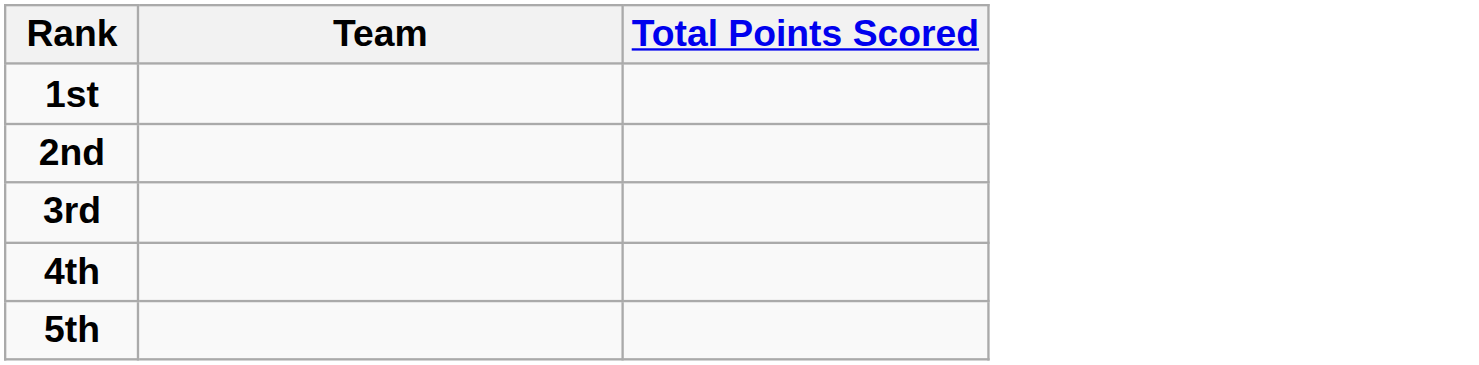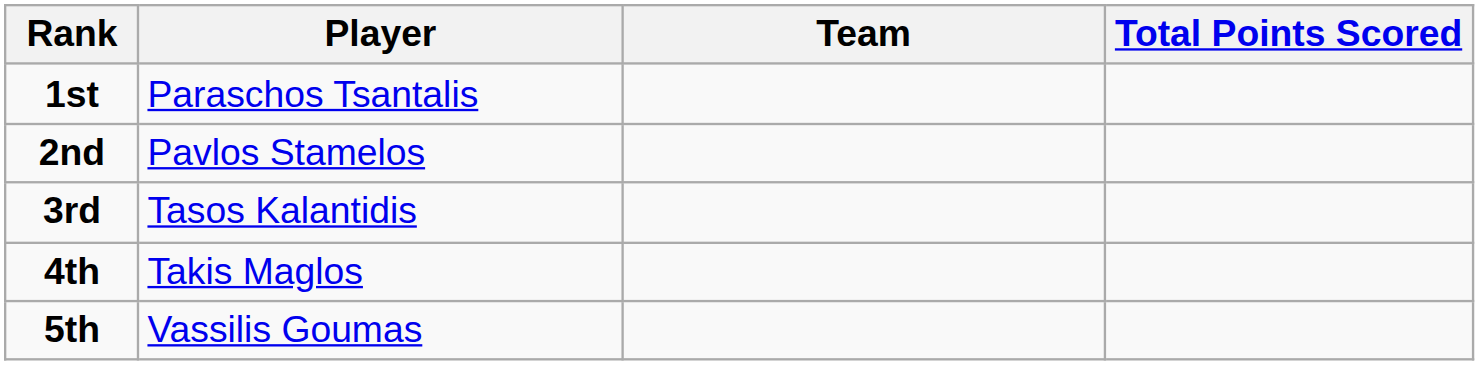+ column: (380, 34)
